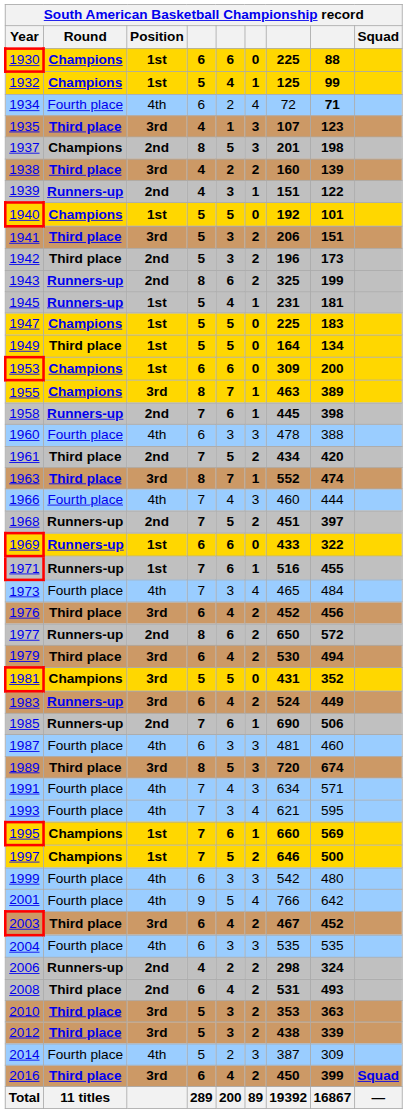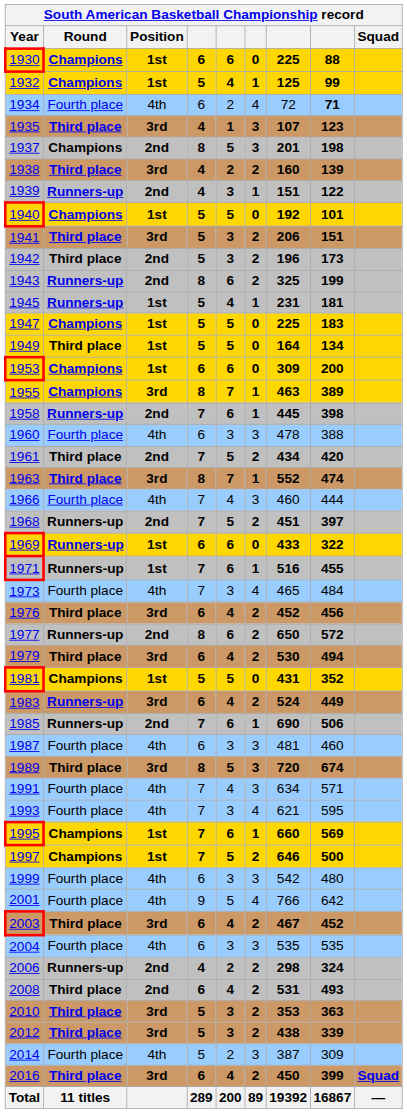(157, 679) 3rd -> (157, 679) 1st
